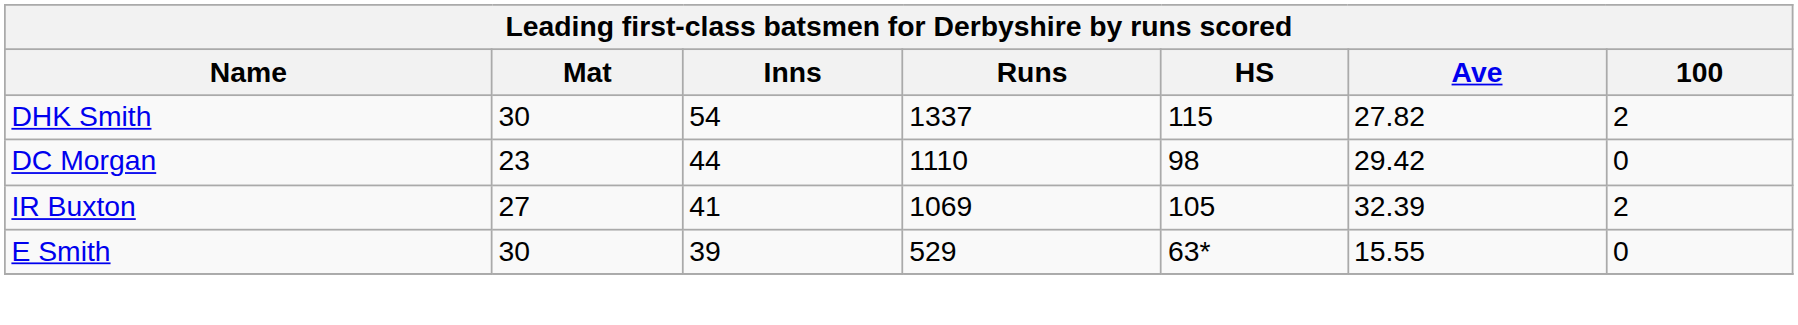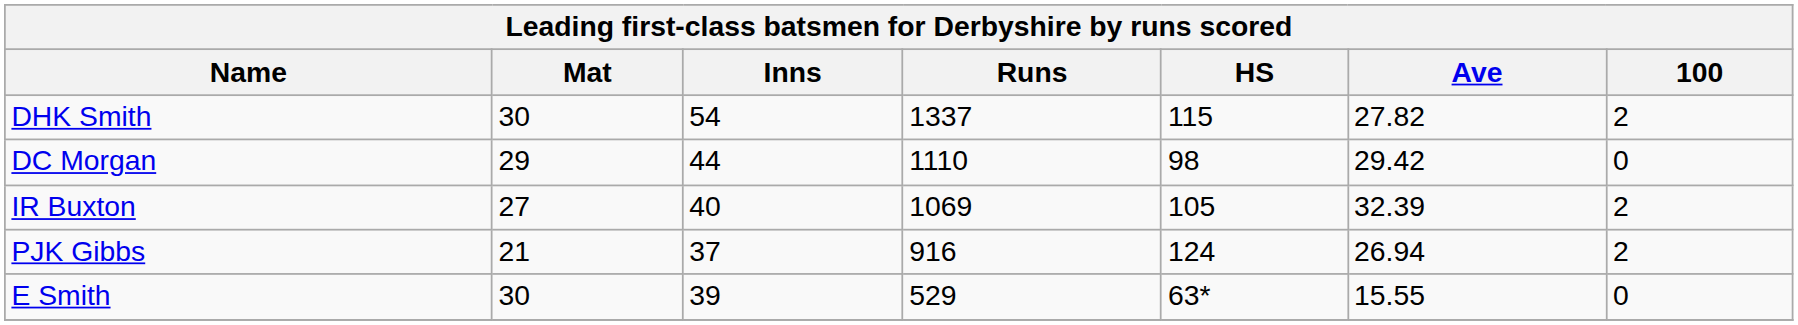(514, 161) 23 -> (514, 161) 29
(705, 206) 41 -> (705, 206) 40
+ row: (78, 251)
